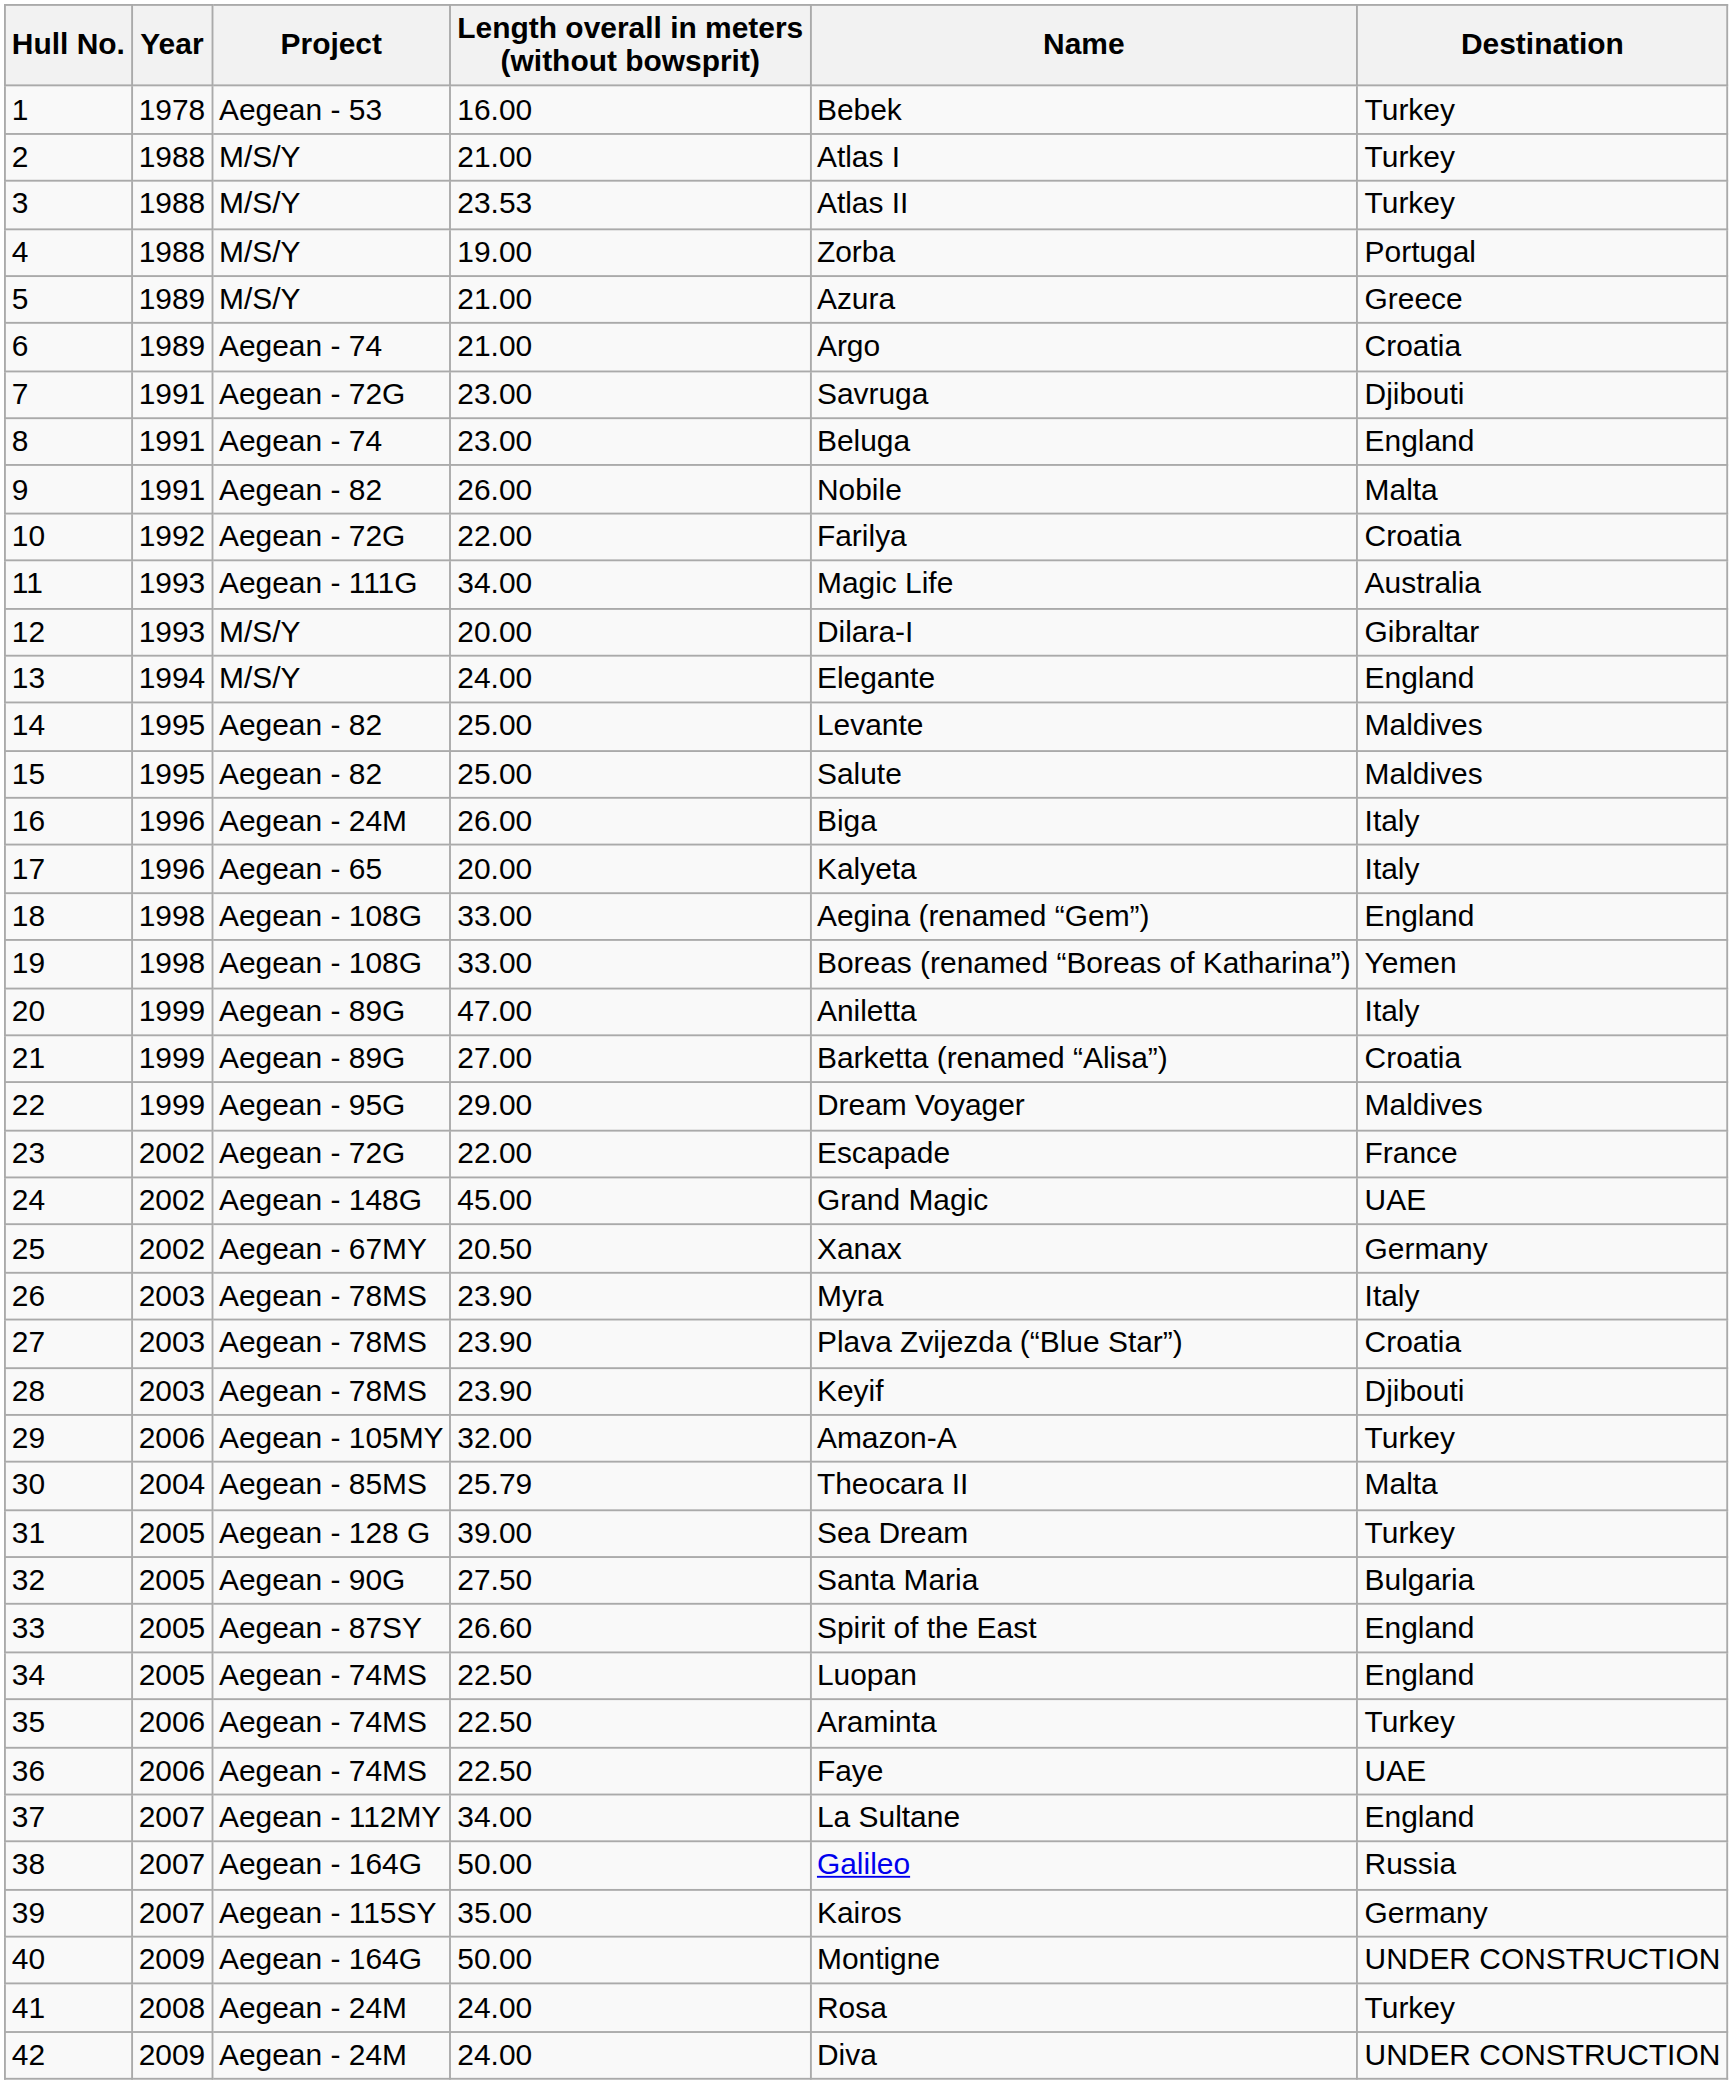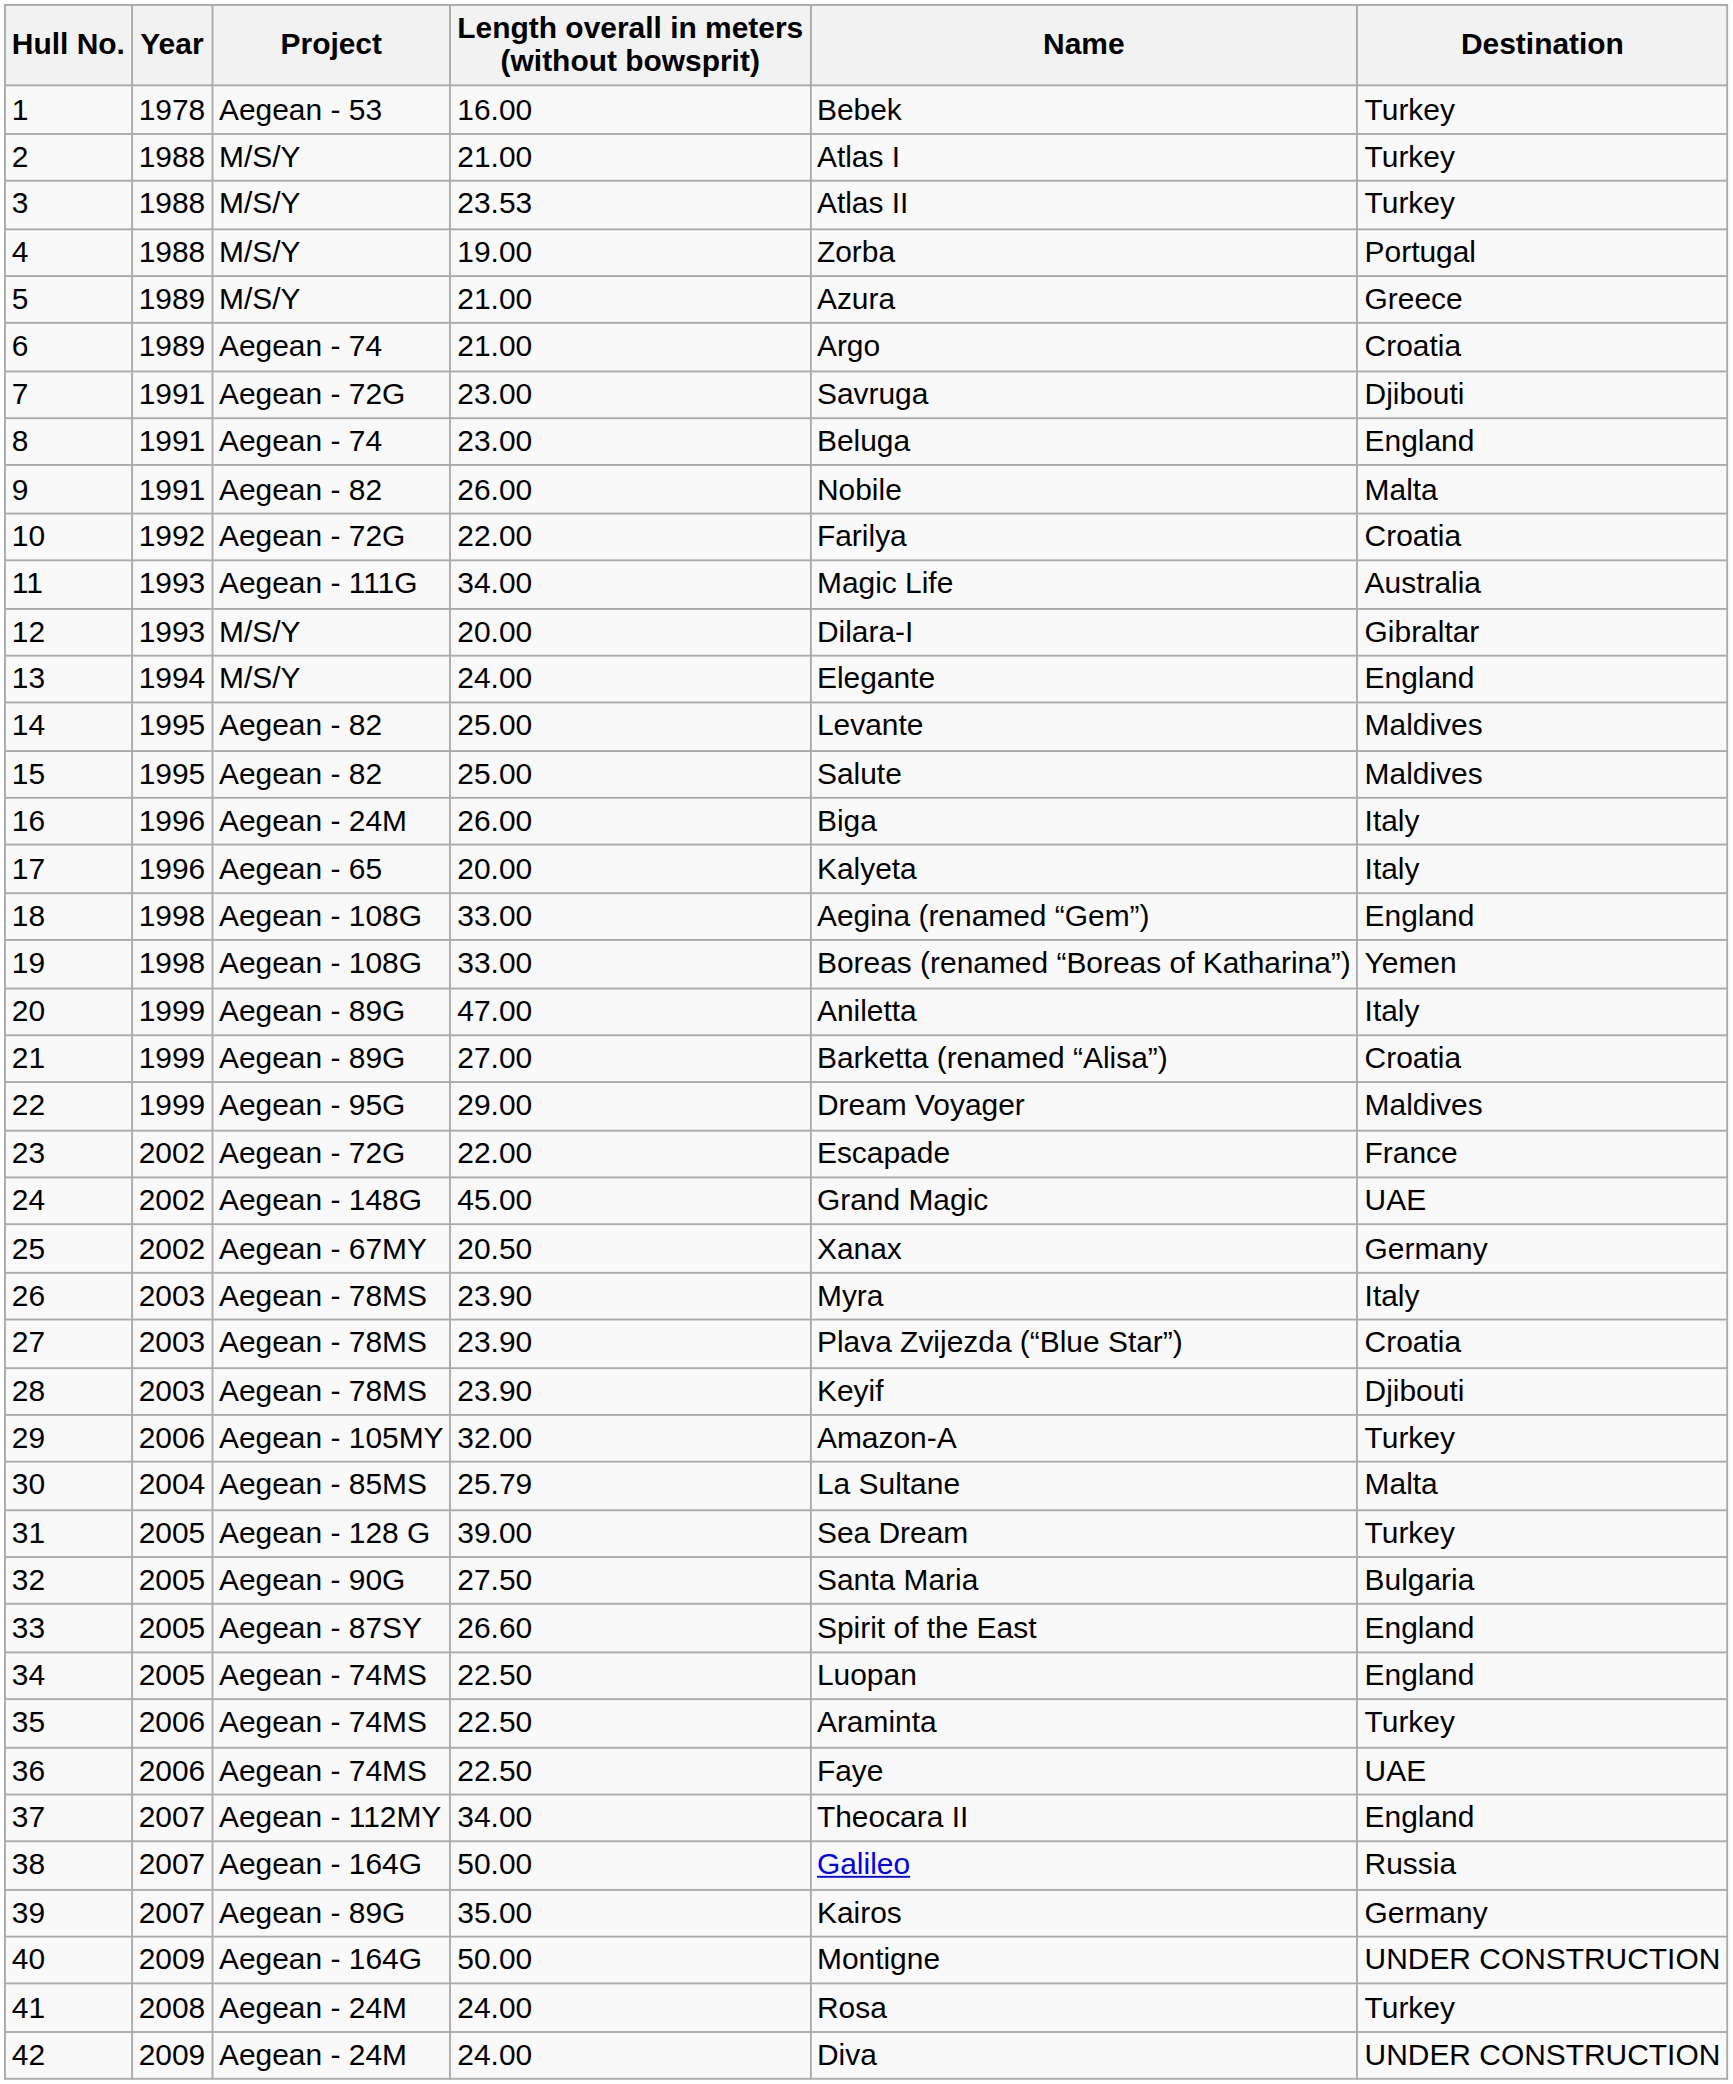(893, 1485) Theocara II -> (888, 1485) La Sultane
(888, 1817) La Sultane -> (893, 1817) Theocara II
(328, 1912) Aegean - 115SY -> (312, 1912) Aegean - 89G
